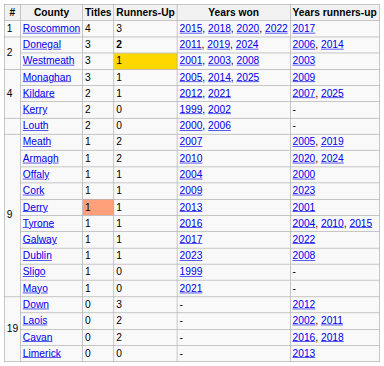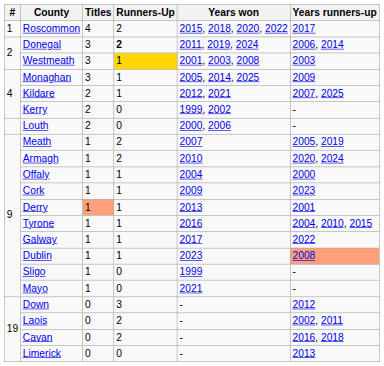(119, 28) 3 -> (119, 28) 2
(304, 256) no background -> (304, 256) lightsalmon background
